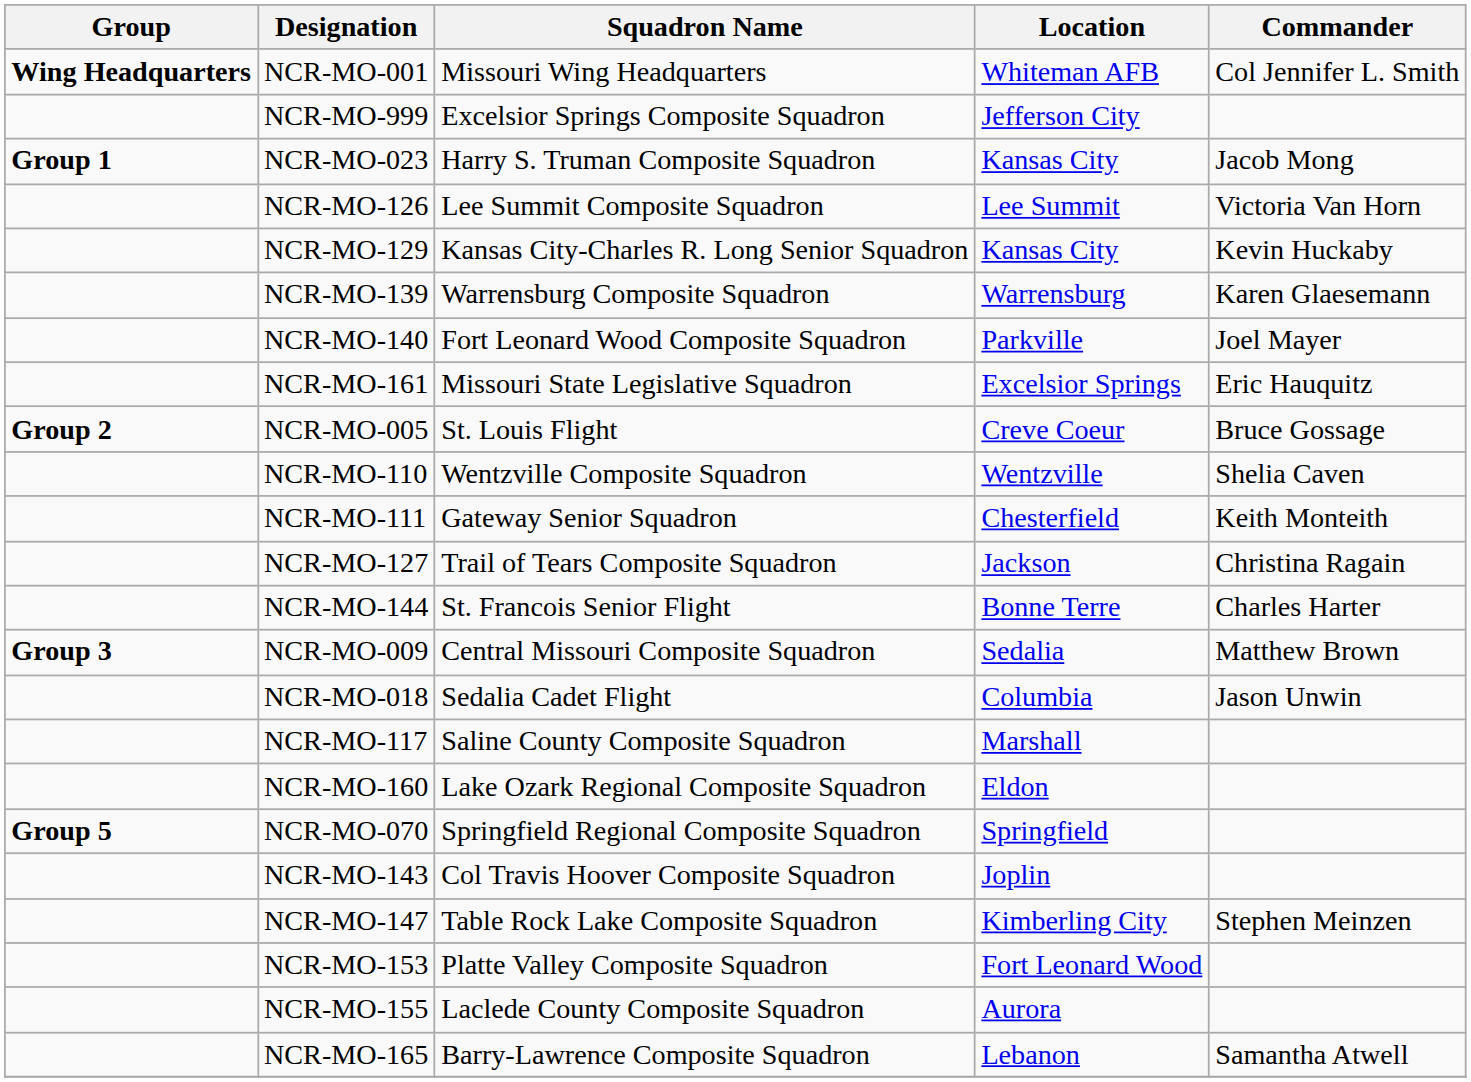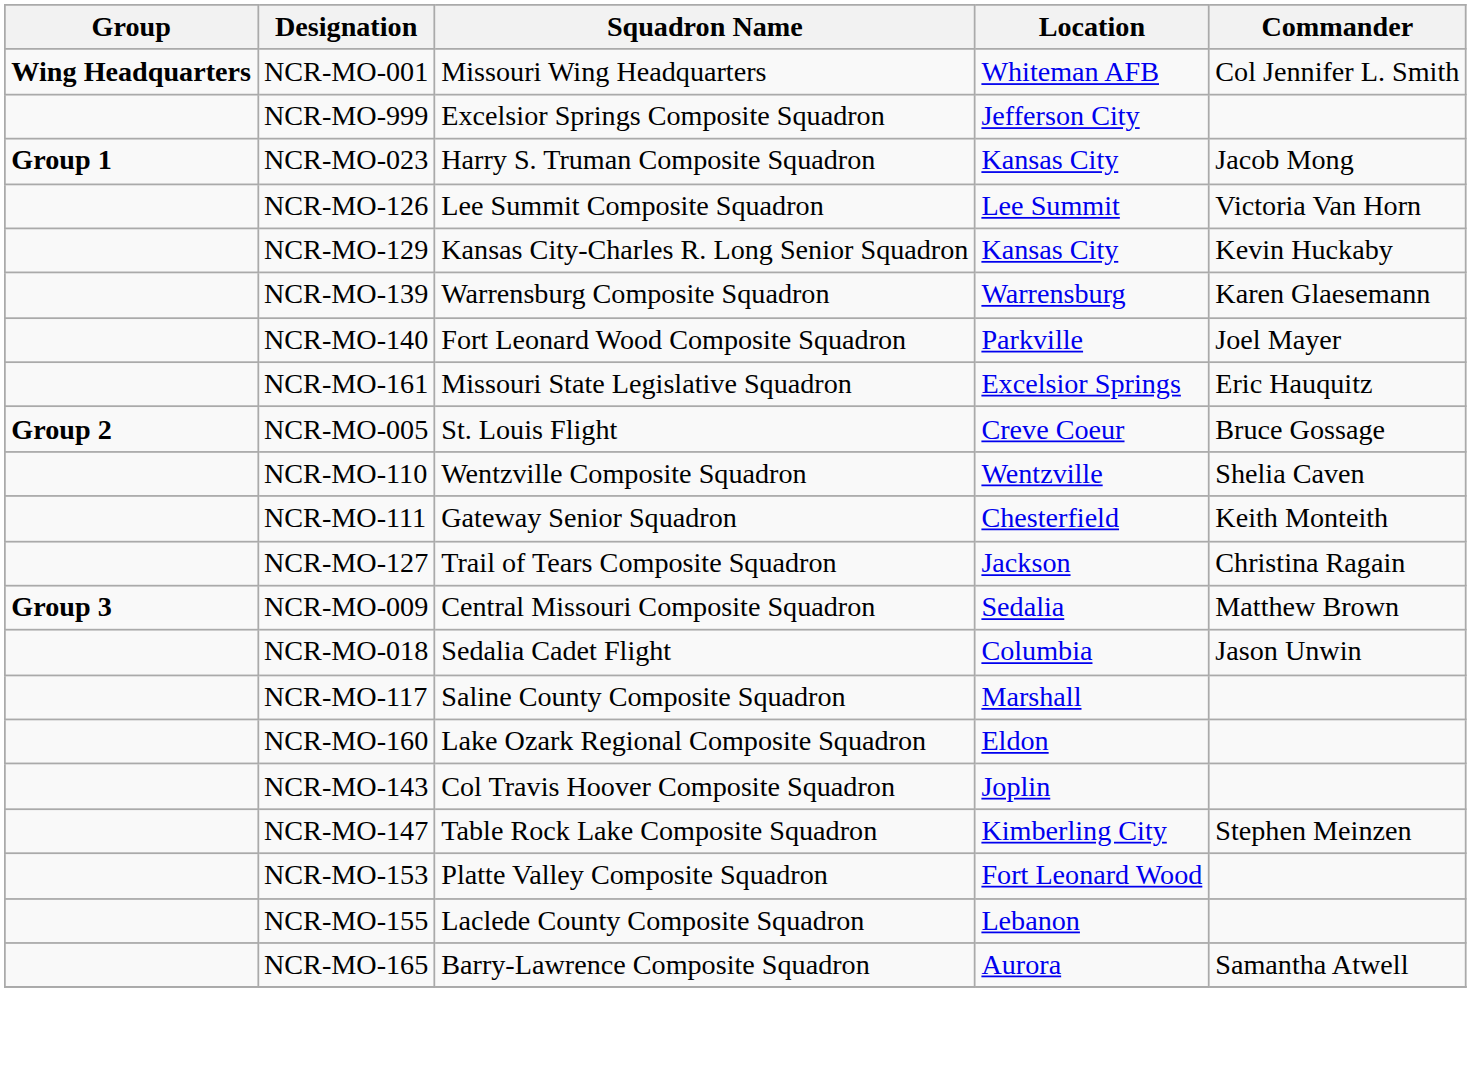- row: (346, 607)
- row: (346, 830)
(1021, 1009) Aurora -> (1031, 920) Lebanon
(1031, 1054) Lebanon -> (1021, 964) Aurora
